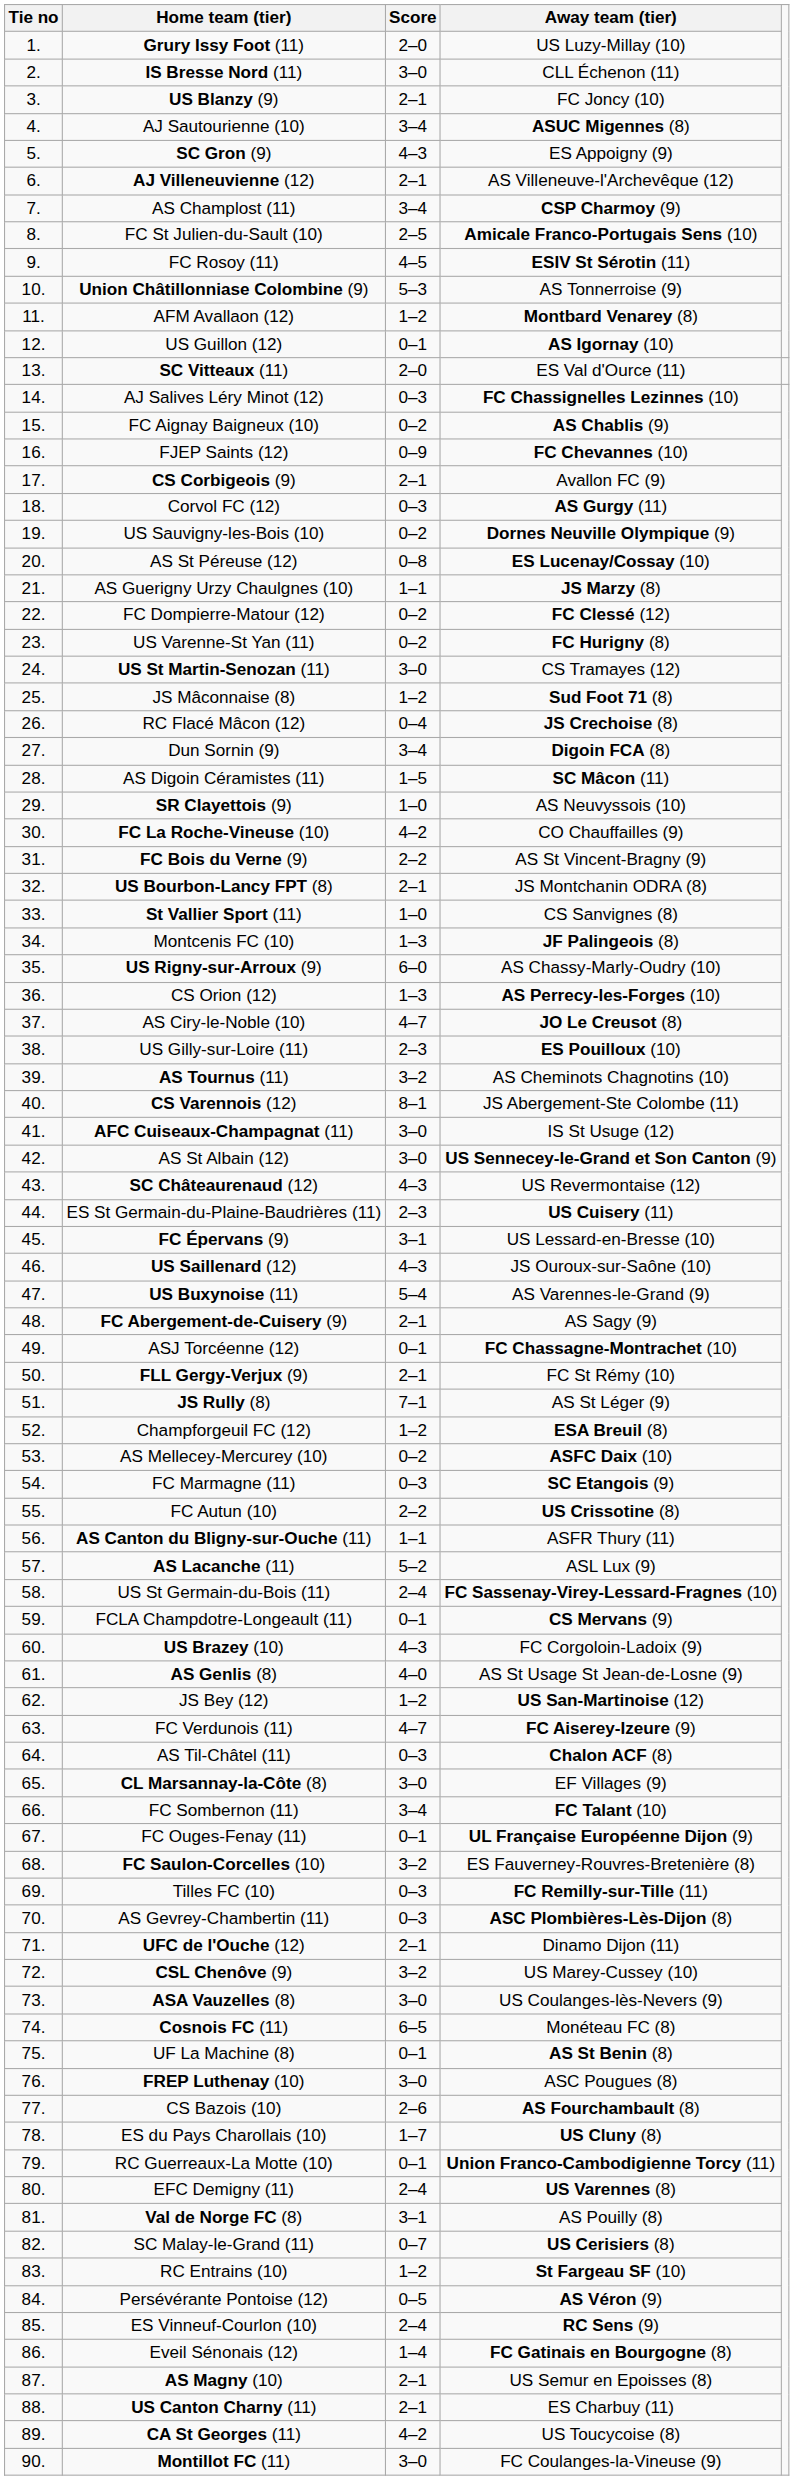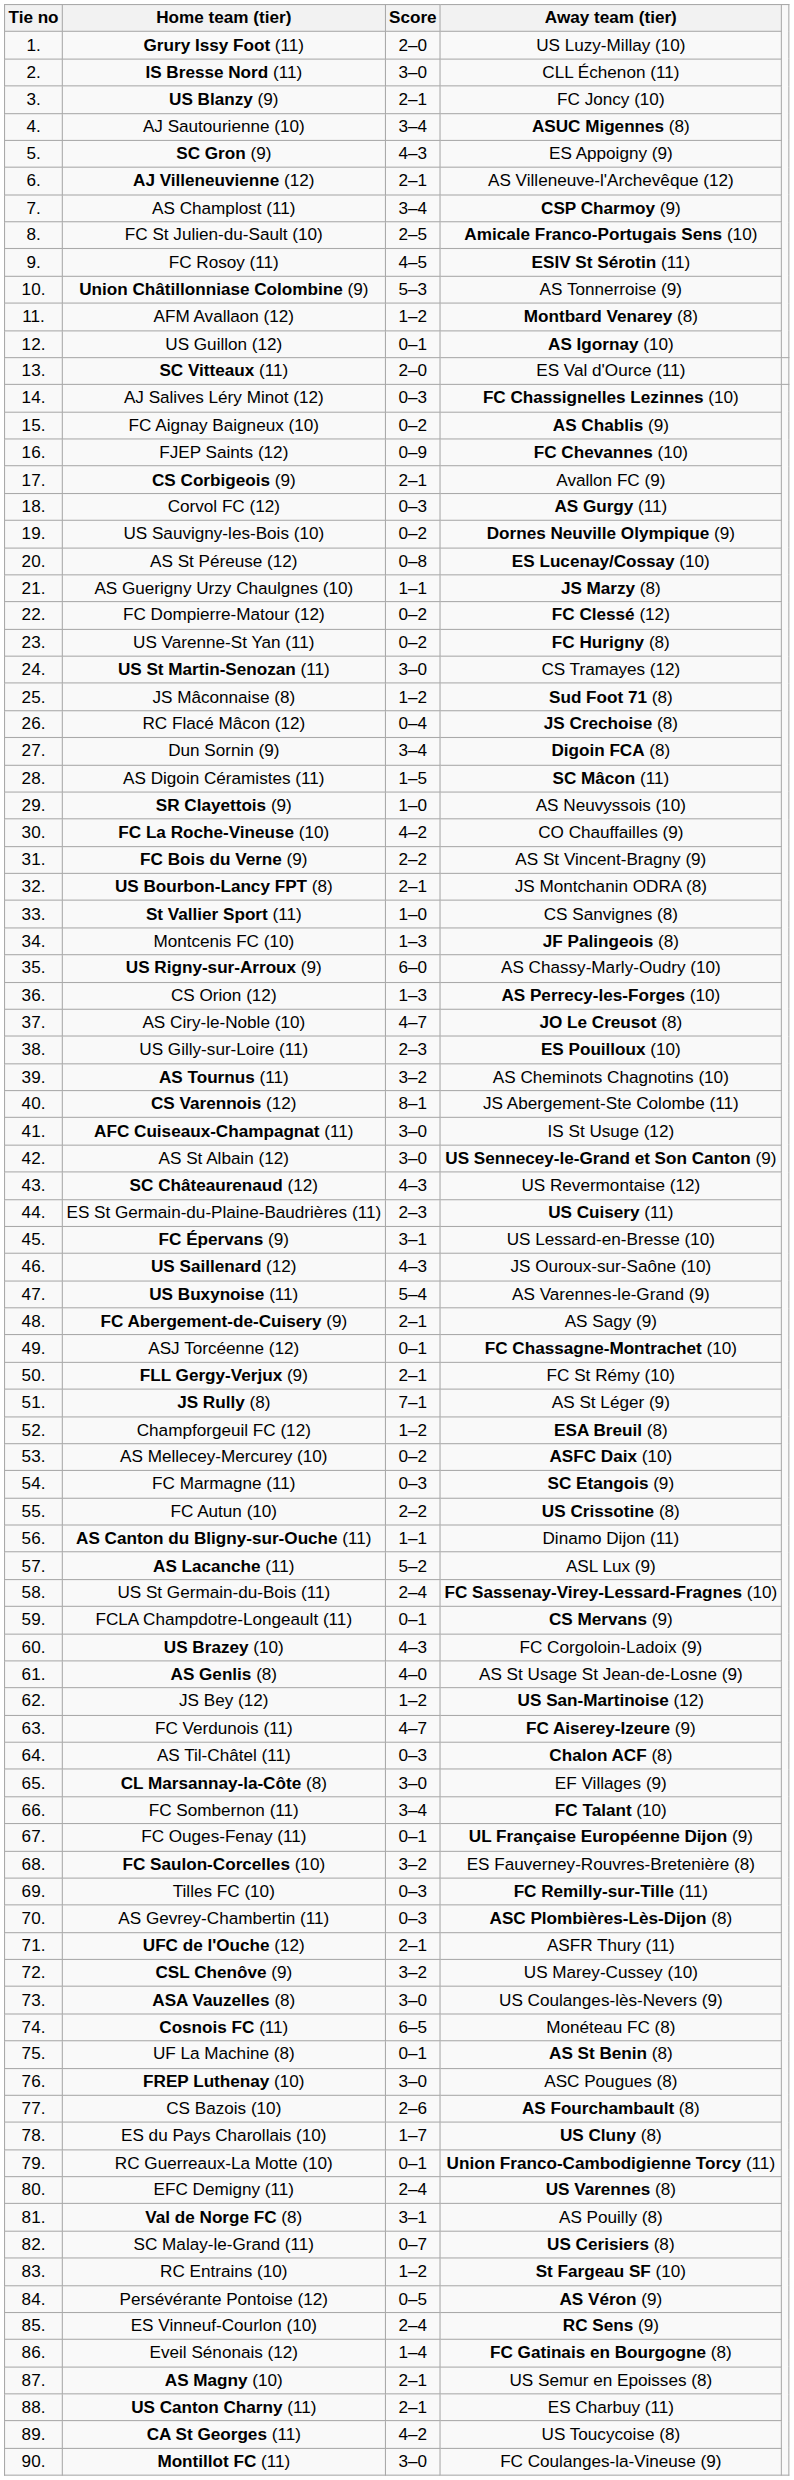(611, 1538) ASFR Thury (11) -> (611, 1538) Dinamo Dijon (11)
(611, 1945) Dinamo Dijon (11) -> (611, 1945) ASFR Thury (11)
